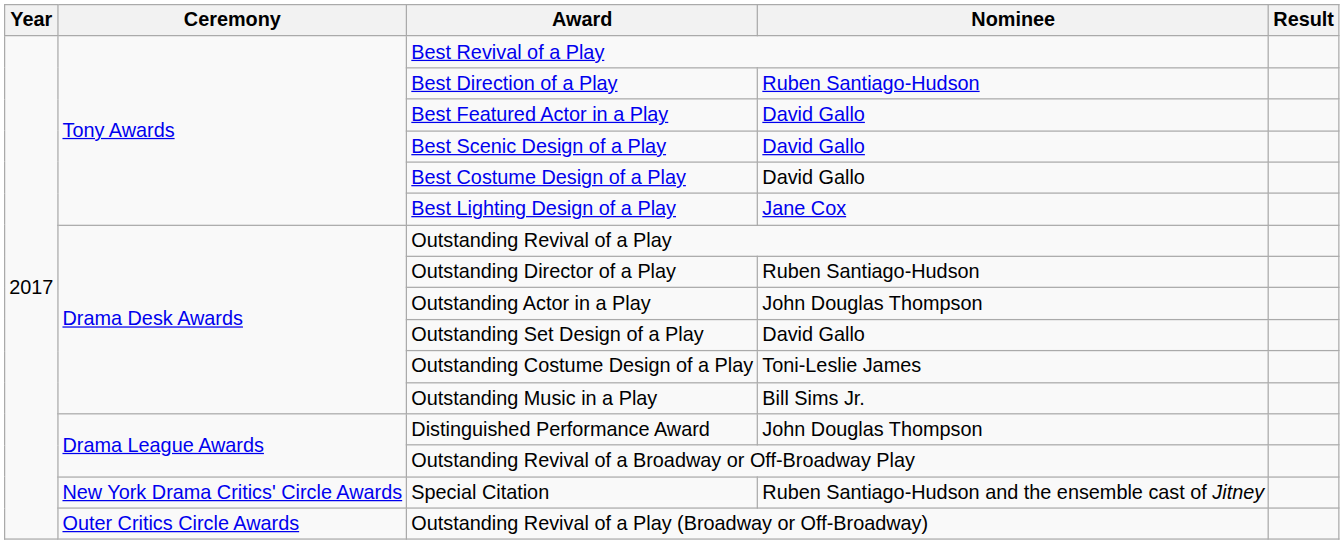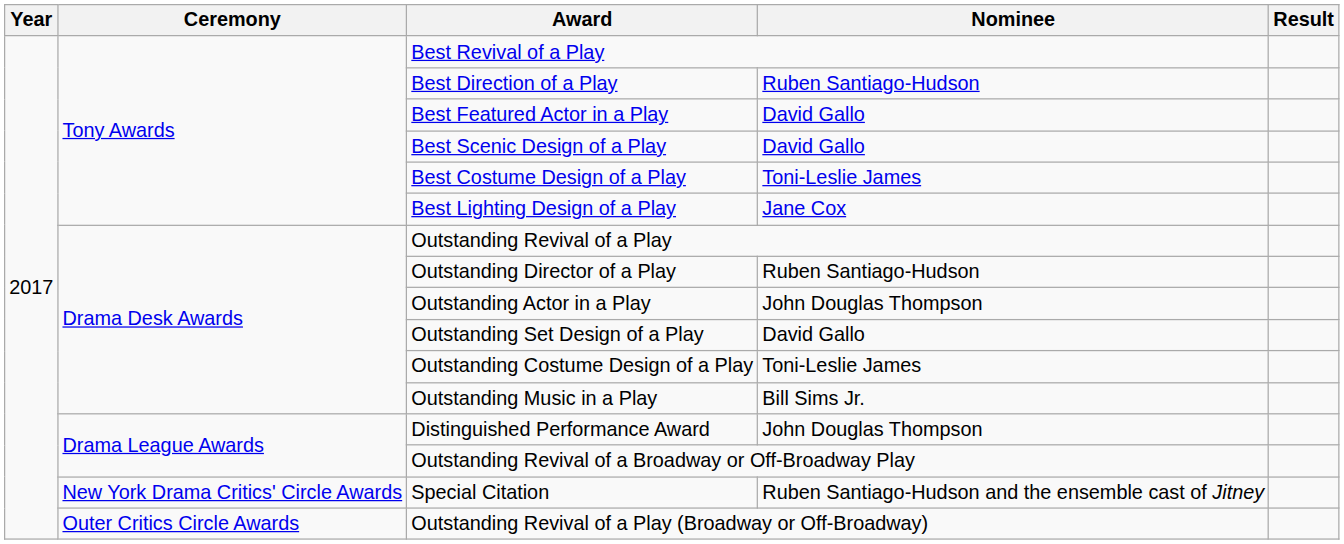(814, 177) David Gallo -> (842, 177) Toni-Leslie James
